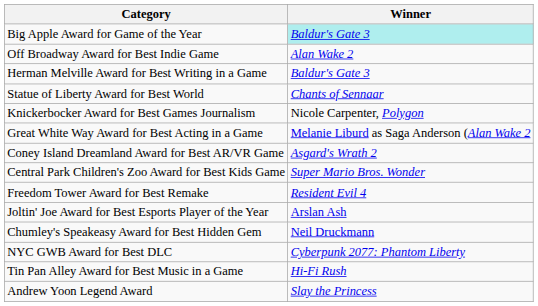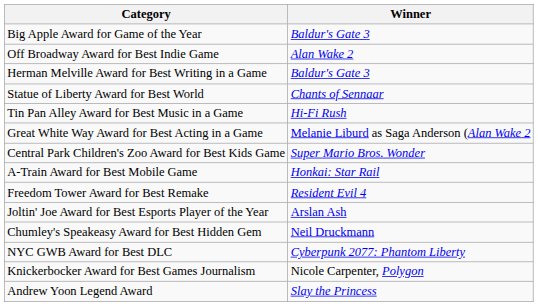(330, 34) paleturquoise background -> (330, 34) no background
rows swapped: (125, 271) <-> (131, 113)
- row: (146, 152)
+ row: (102, 172)
